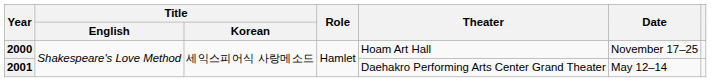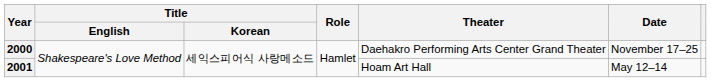(396, 49) Hoam Art Hall -> (483, 49) Daehakro Performing Arts Center Grand Theater
(483, 67) Daehakro Performing Arts Center Grand Theater -> (396, 67) Hoam Art Hall
